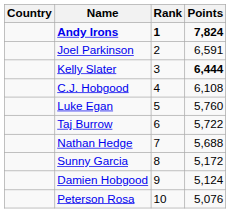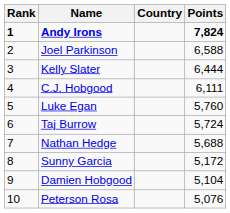columns swapped: (168, 13) <-> (29, 13)
(209, 50) 6,591 -> (209, 50) 6,588
(209, 69) bold -> (209, 69) normal
(209, 87) 6,108 -> (209, 87) 6,111
(209, 124) 5,722 -> (209, 124) 5,724
(209, 180) 5,124 -> (209, 180) 5,104
